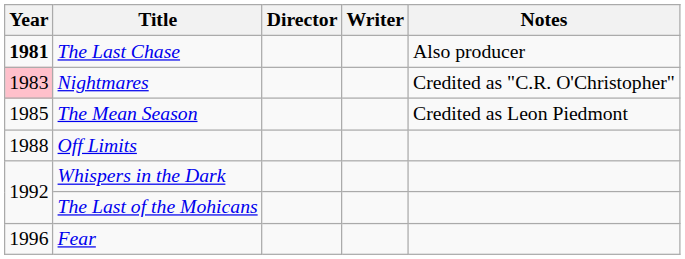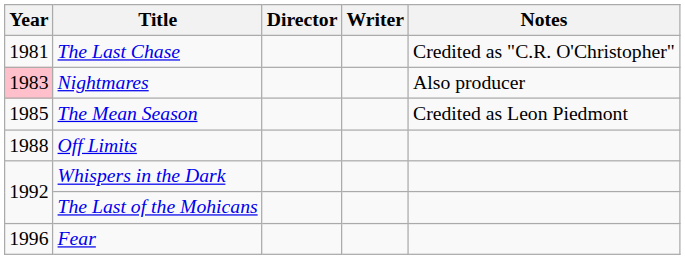(29, 51) bold -> (29, 51) normal
(469, 51) Also producer -> (544, 51) Credited as "C.R. O'Christopher"
(544, 82) Credited as "C.R. O'Christopher" -> (469, 82) Also producer
